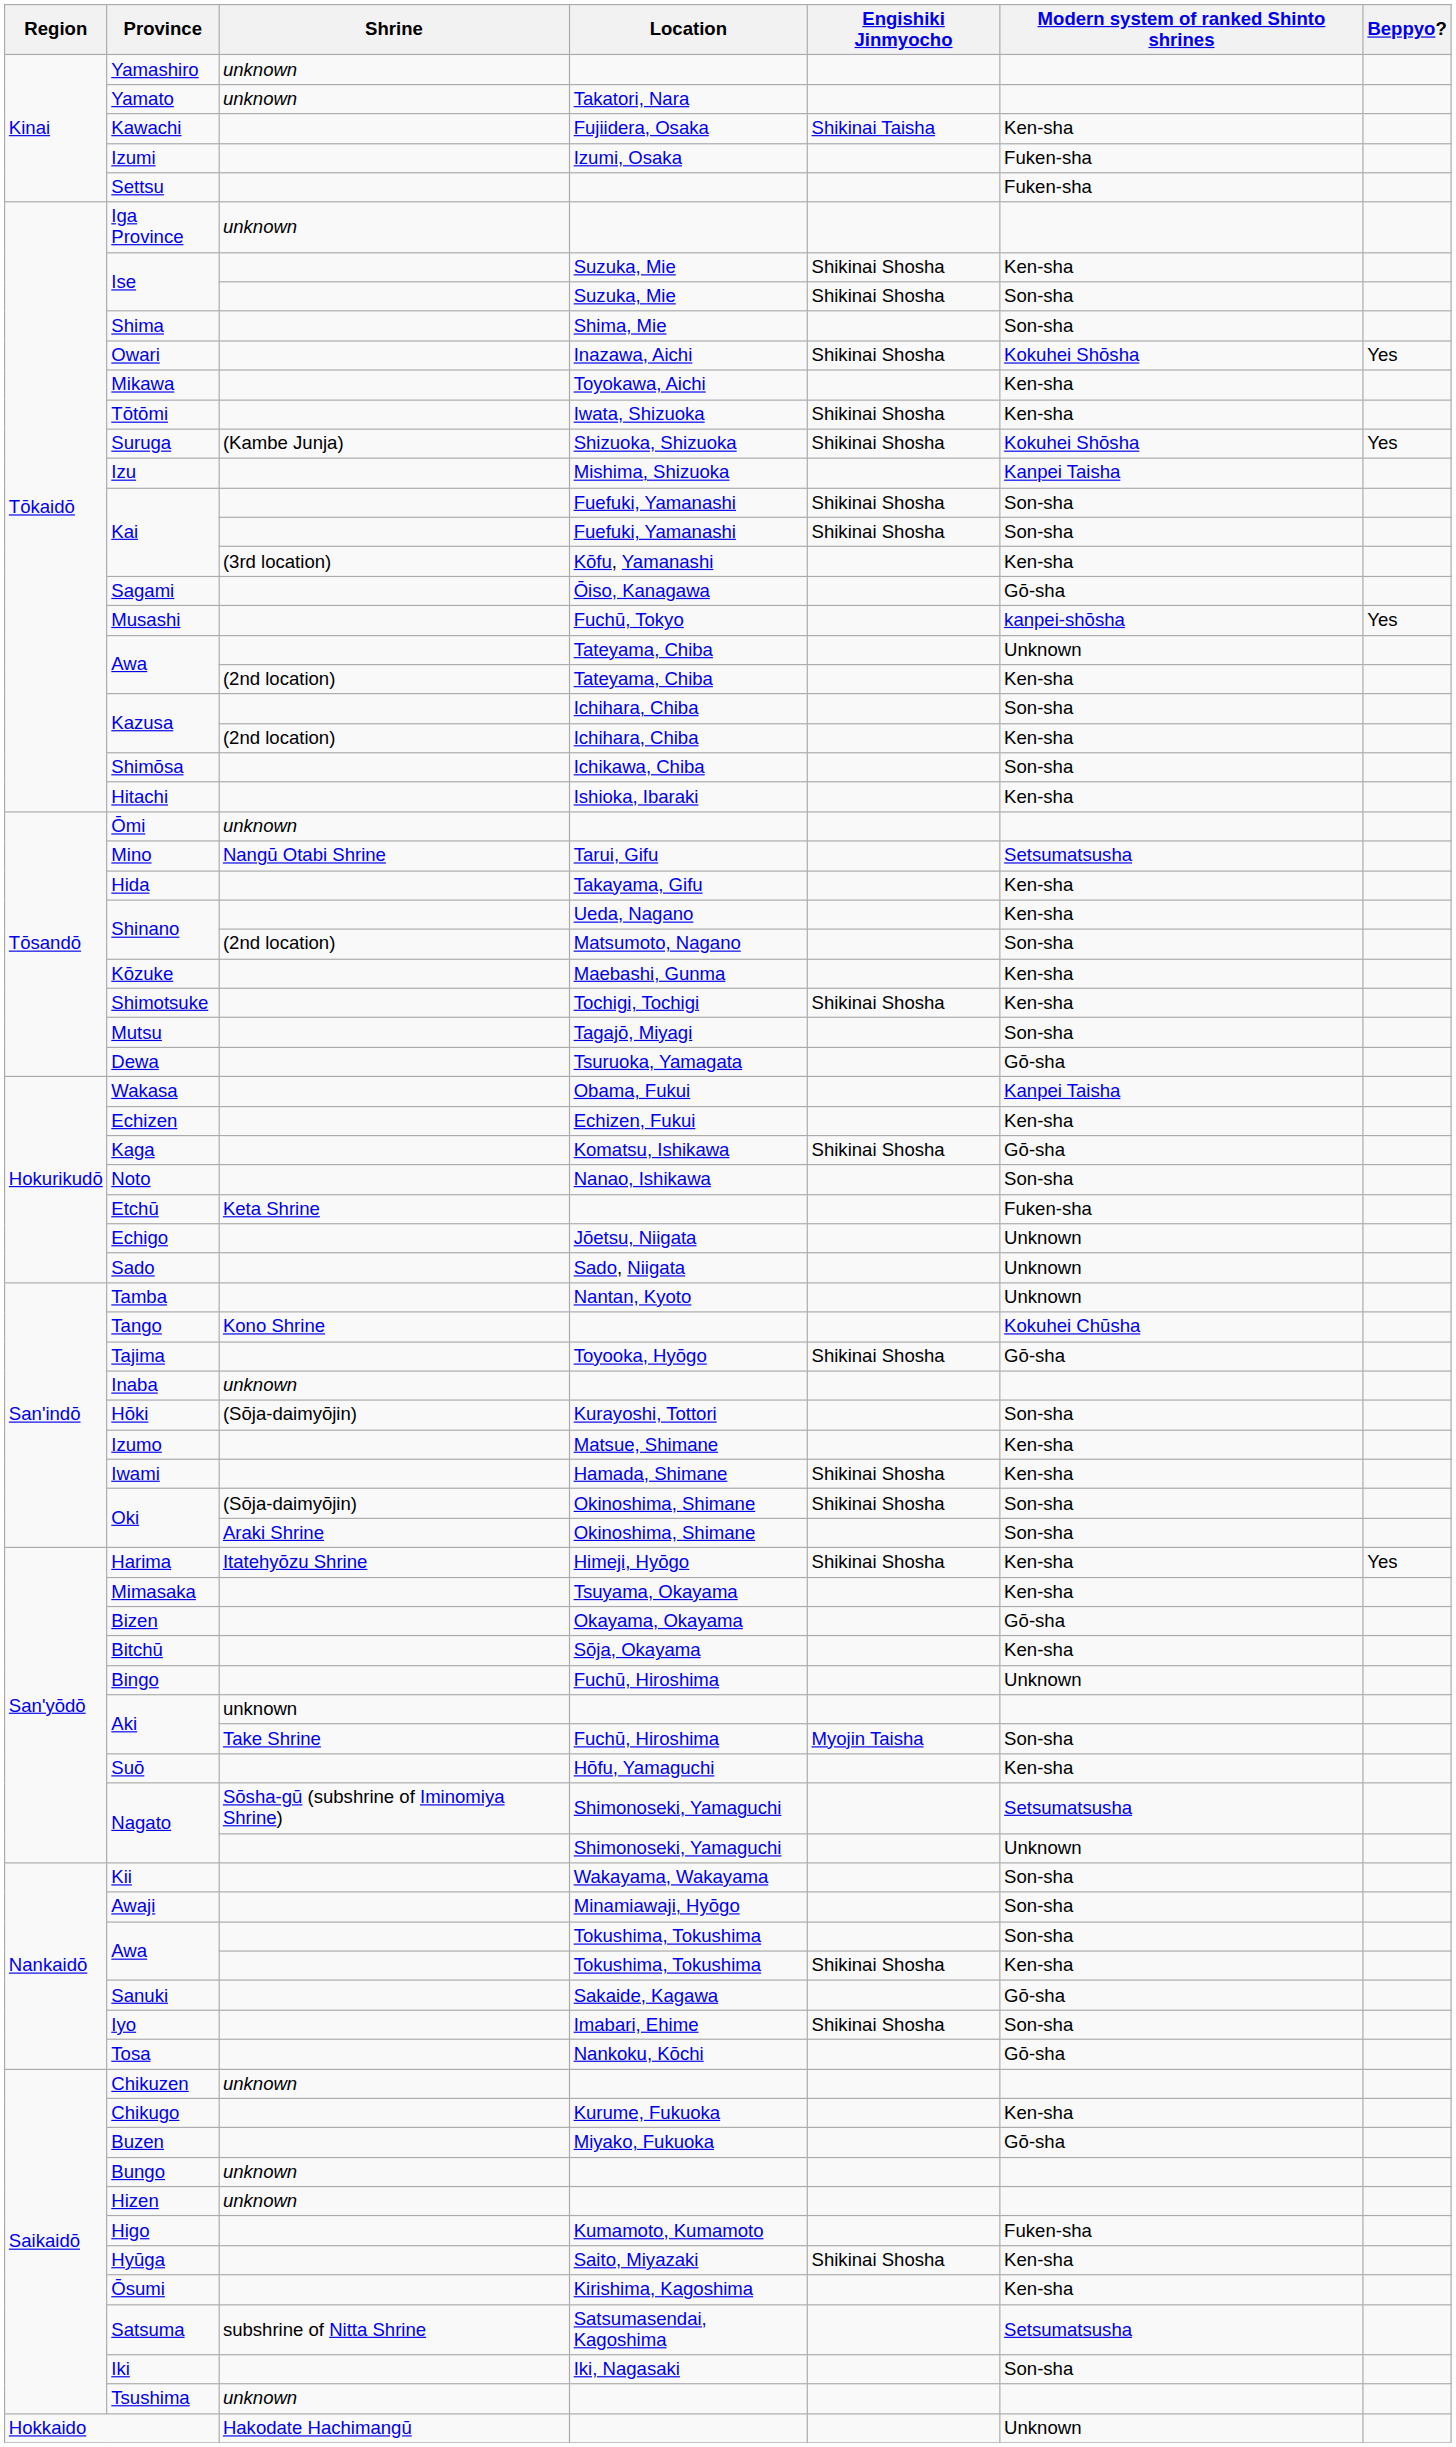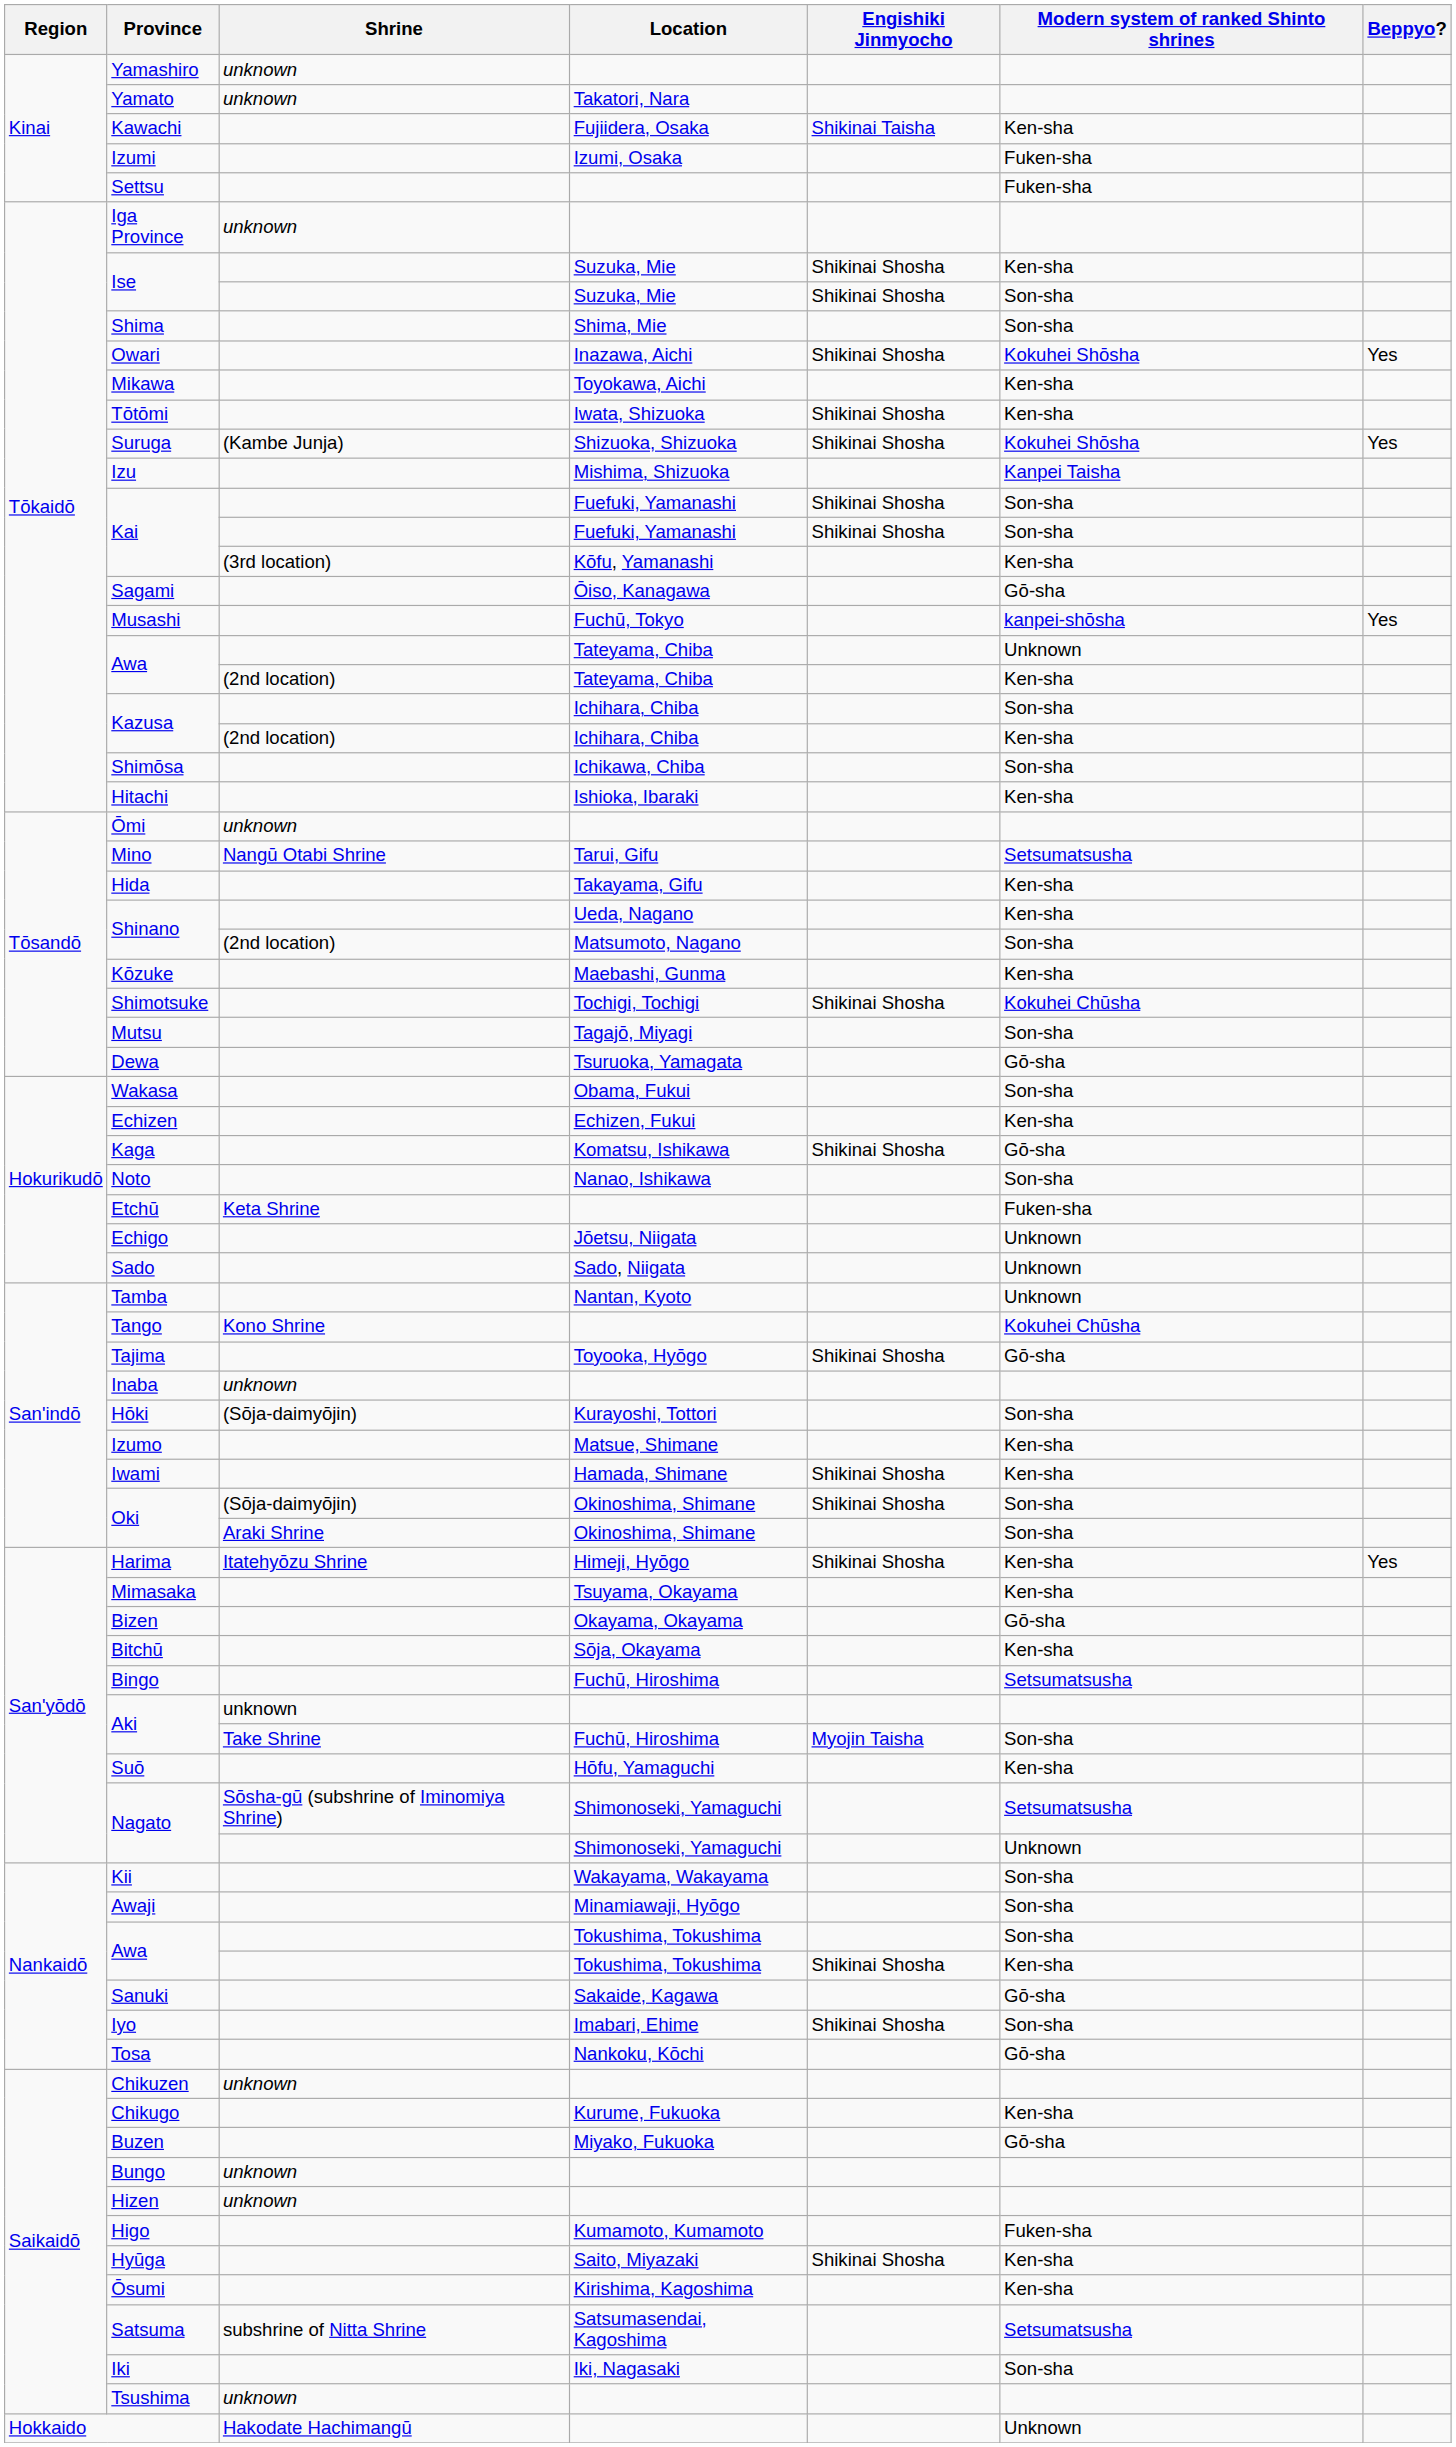(1039, 1002) Ken-sha -> (1072, 1002) Kokuhei Chūsha
(1062, 1091) Kanpei Taisha -> (1039, 1091) Son-sha
(1043, 1679) Unknown -> (1068, 1679) Setsumatsusha
